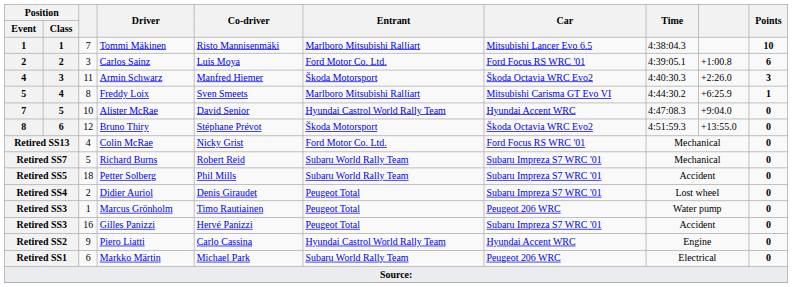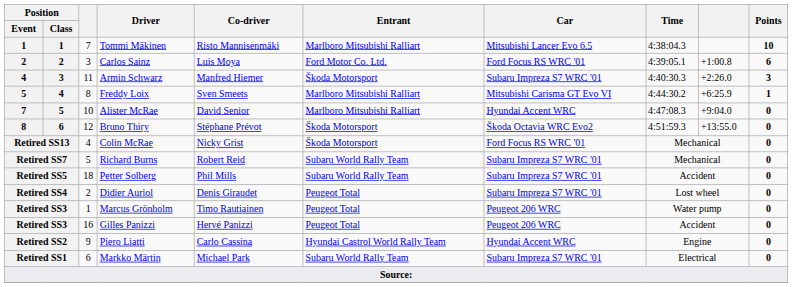(540, 77) Škoda Octavia WRC Evo2 -> (544, 77) Subaru Impreza S7 WRC '01
(376, 110) Hyundai Castrol World Rally Team -> (363, 110) Marlboro Mitsubishi Ralliart
(346, 143) Ford Motor Co. Ltd. -> (341, 143) Škoda Motorsport
(544, 225) Subaru Impreza S7 WRC '01 -> (524, 225) Peugeot 206 WRC
(524, 257) Peugeot 206 WRC -> (544, 257) Subaru Impreza S7 WRC '01
